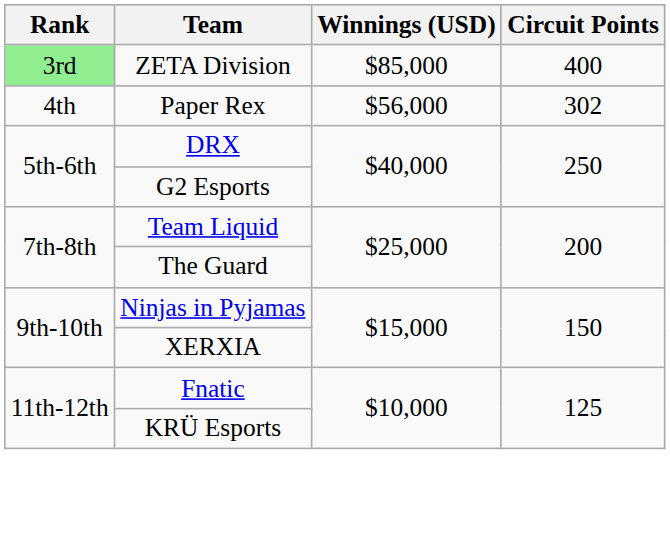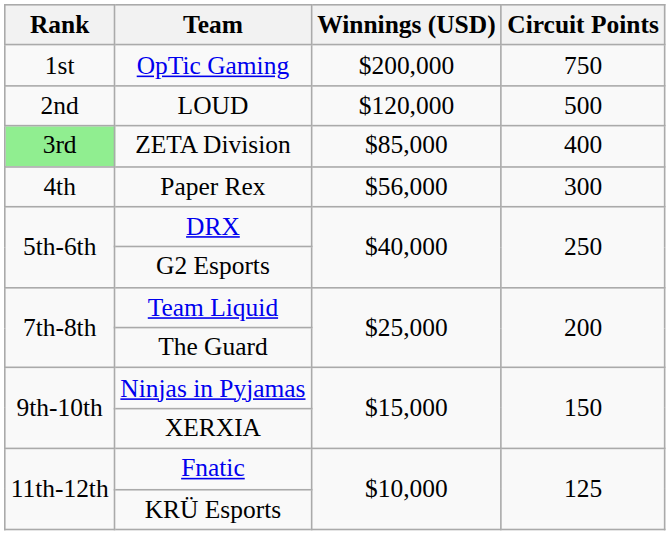+ row: (213, 65)
+ row: (213, 105)
(583, 105) 302 -> (583, 186) 300
